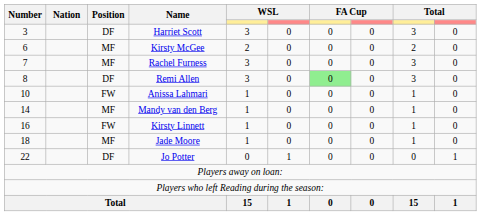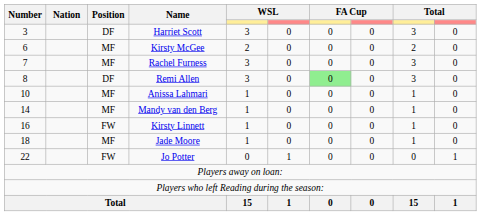(108, 94) FW -> (108, 94) MF
(108, 156) DF -> (108, 156) FW
